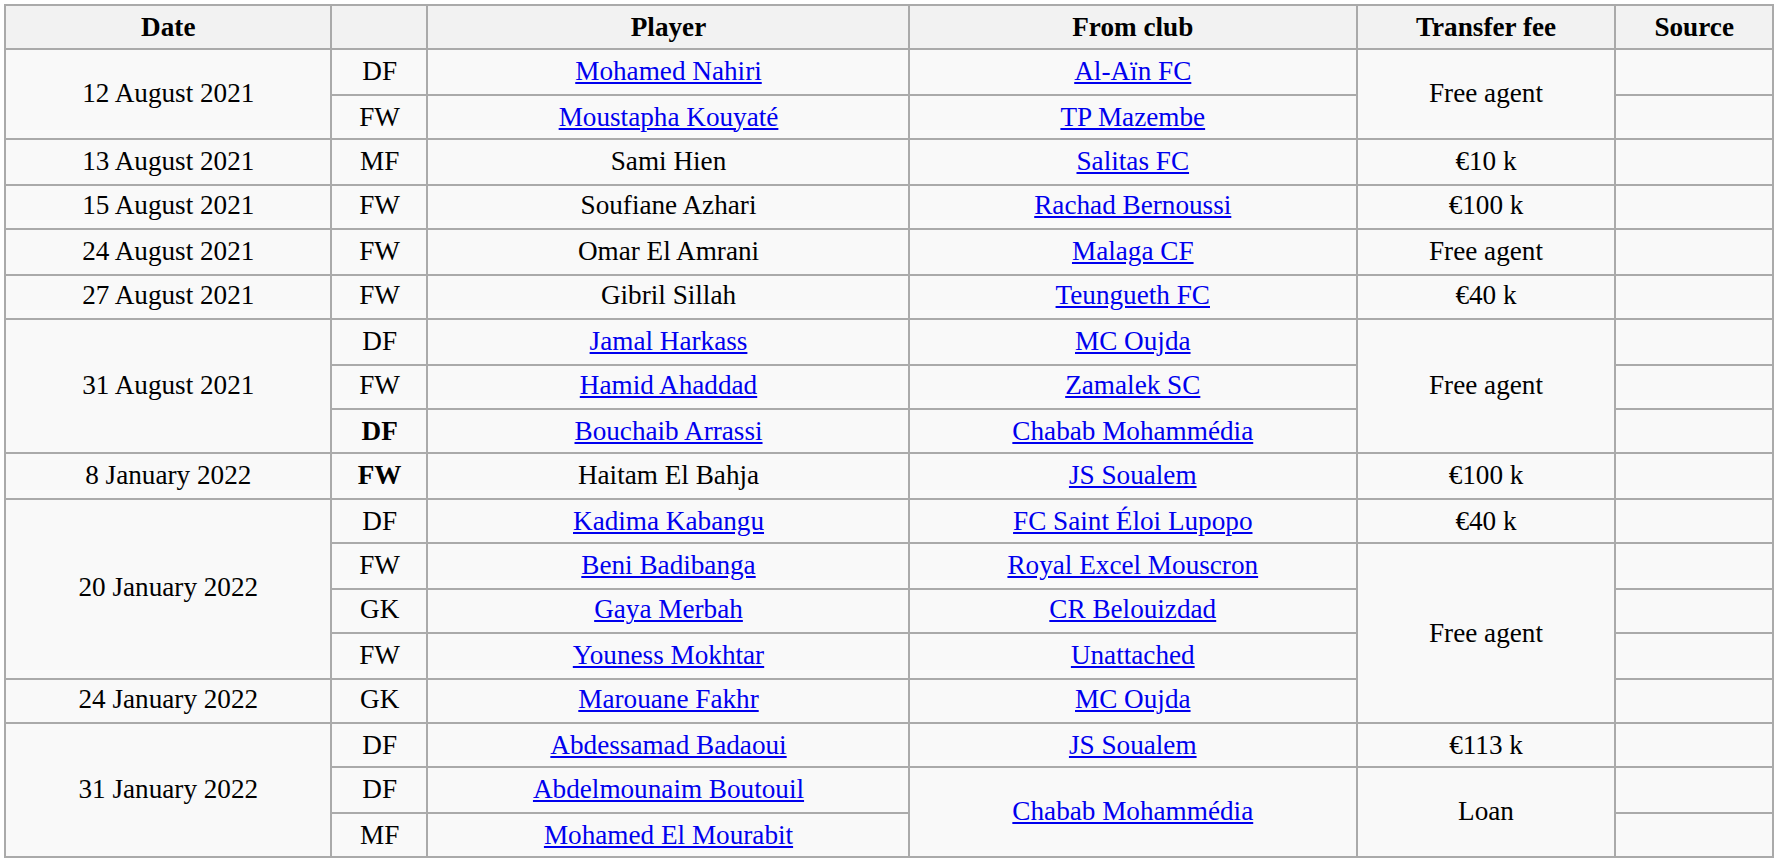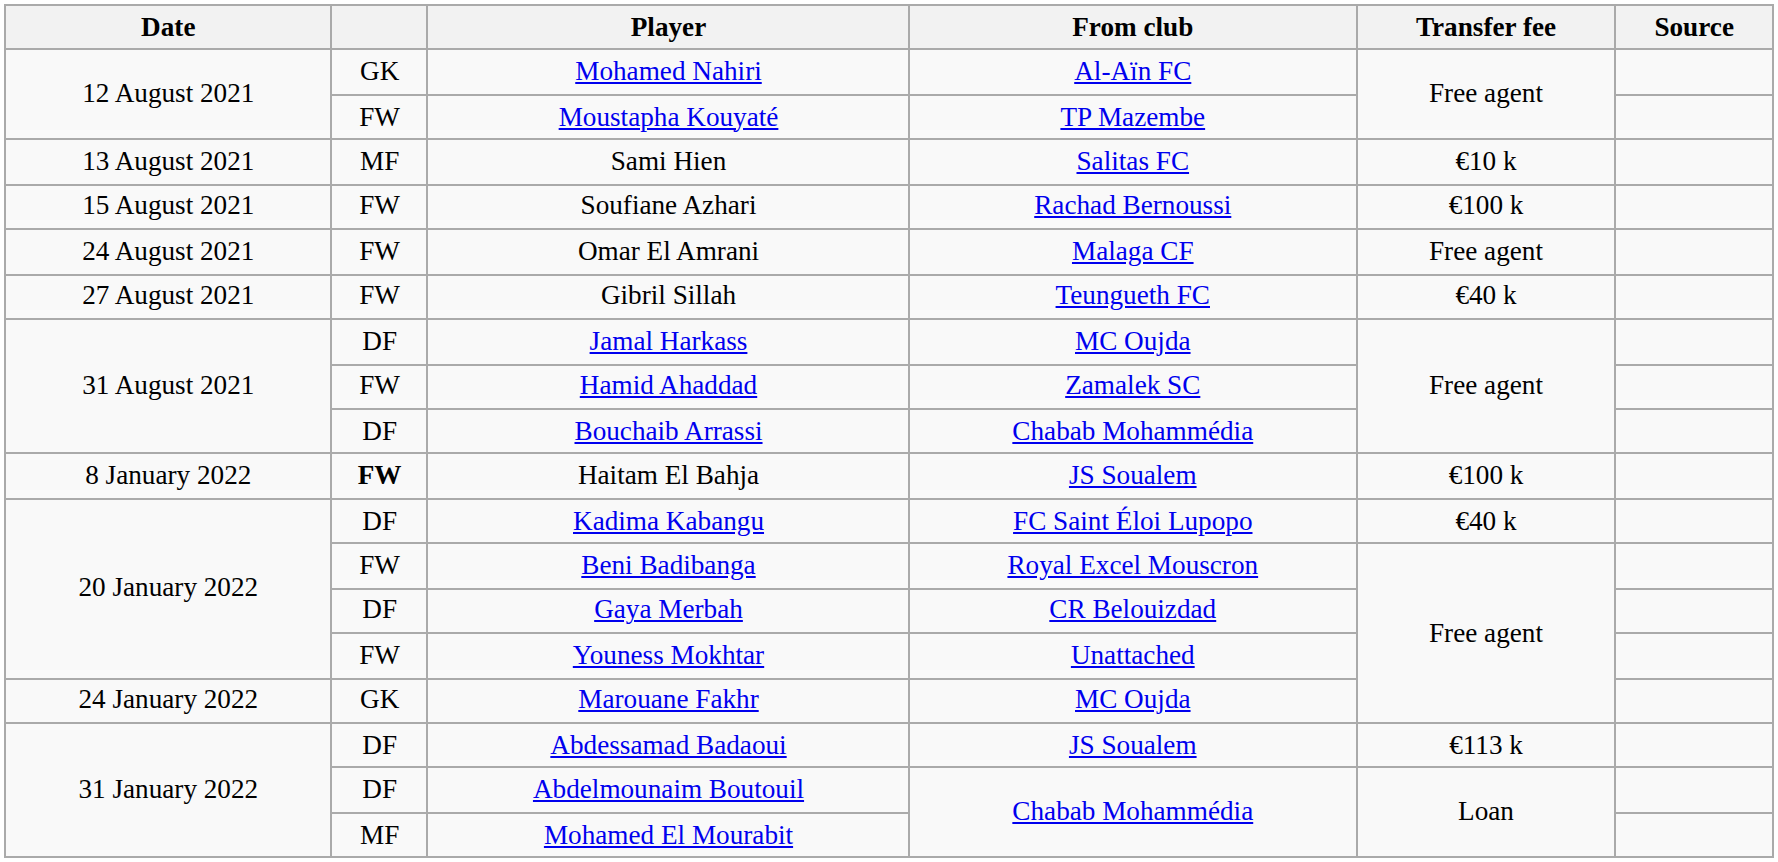(380, 71) DF -> (380, 71) GK
(380, 430) bold -> (380, 430) normal
(380, 609) GK -> (380, 609) DF
